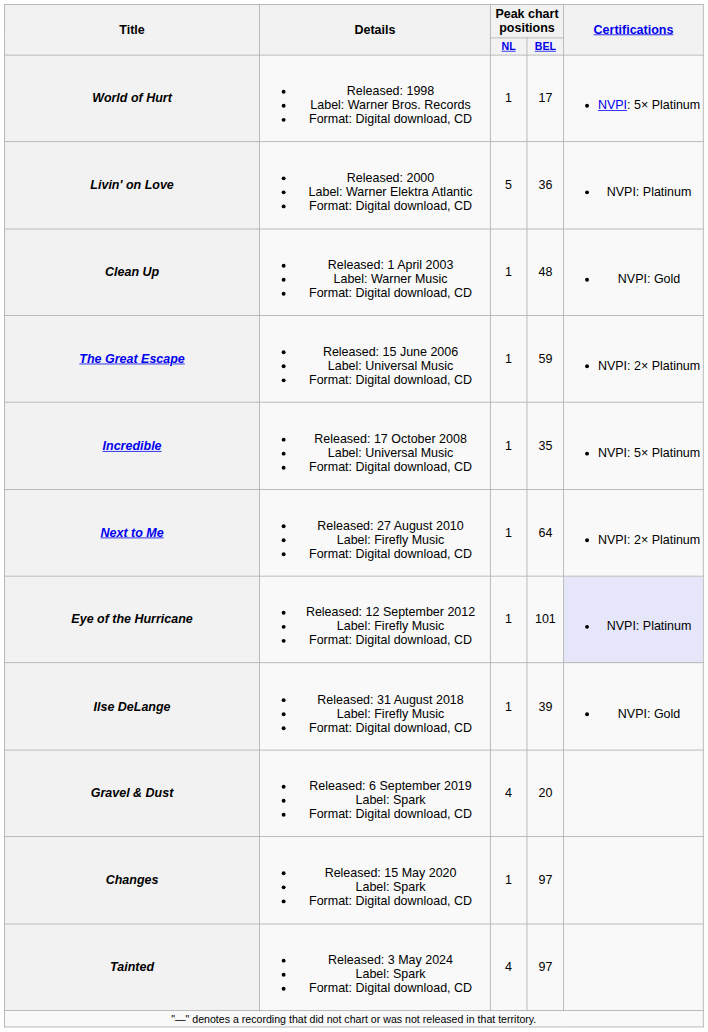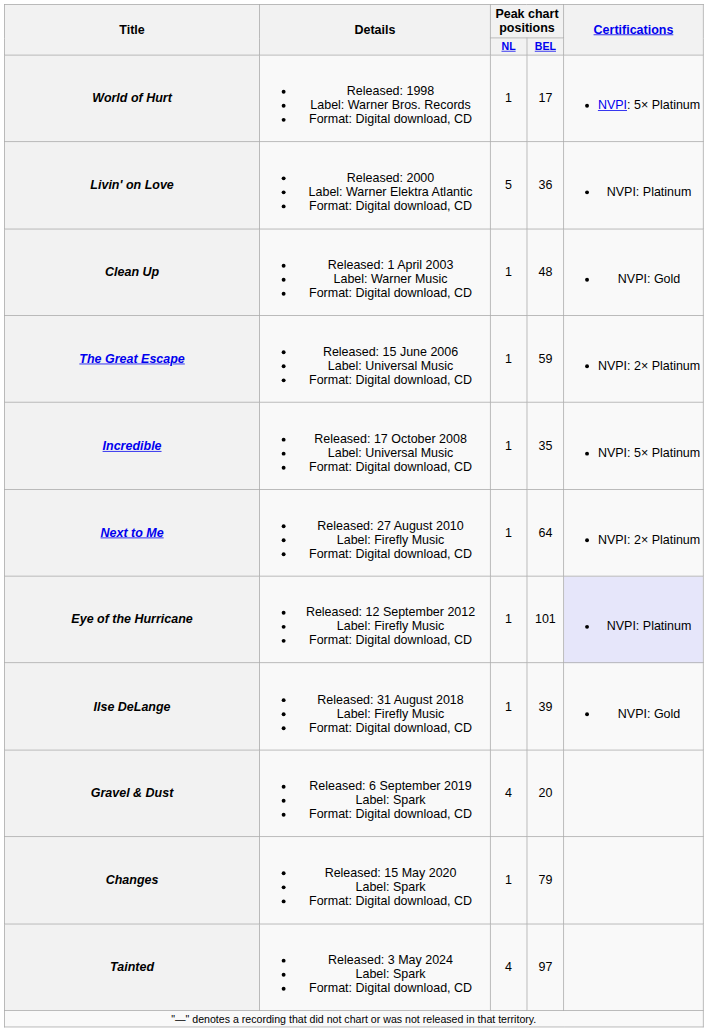(545, 880) 97 -> (545, 880) 79
